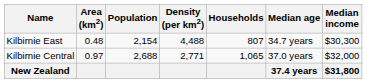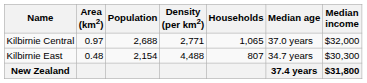rows swapped: (40, 55) <-> (35, 40)
